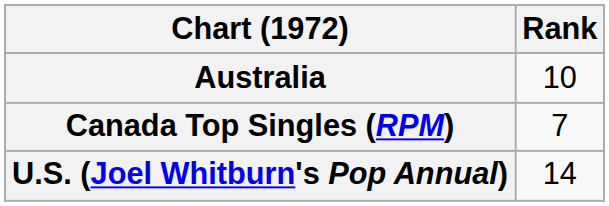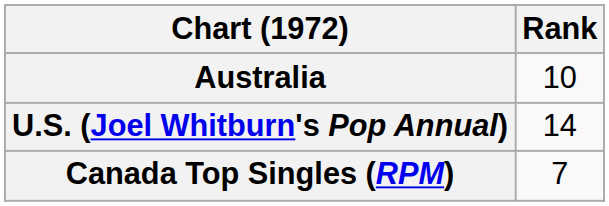rows swapped: (260, 126) <-> (260, 175)
